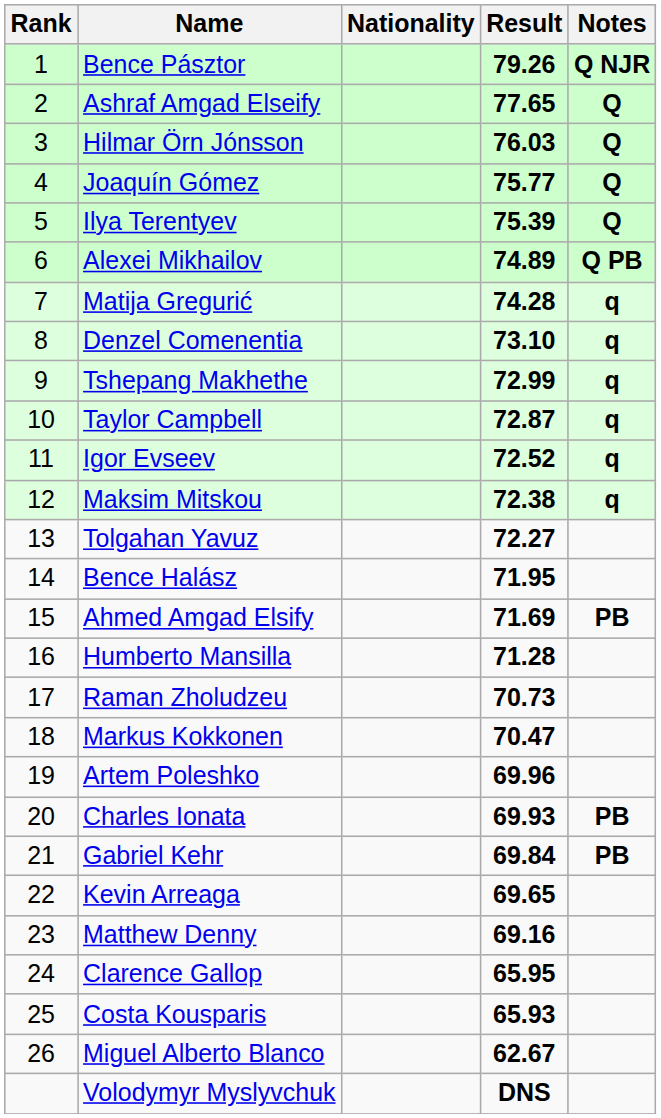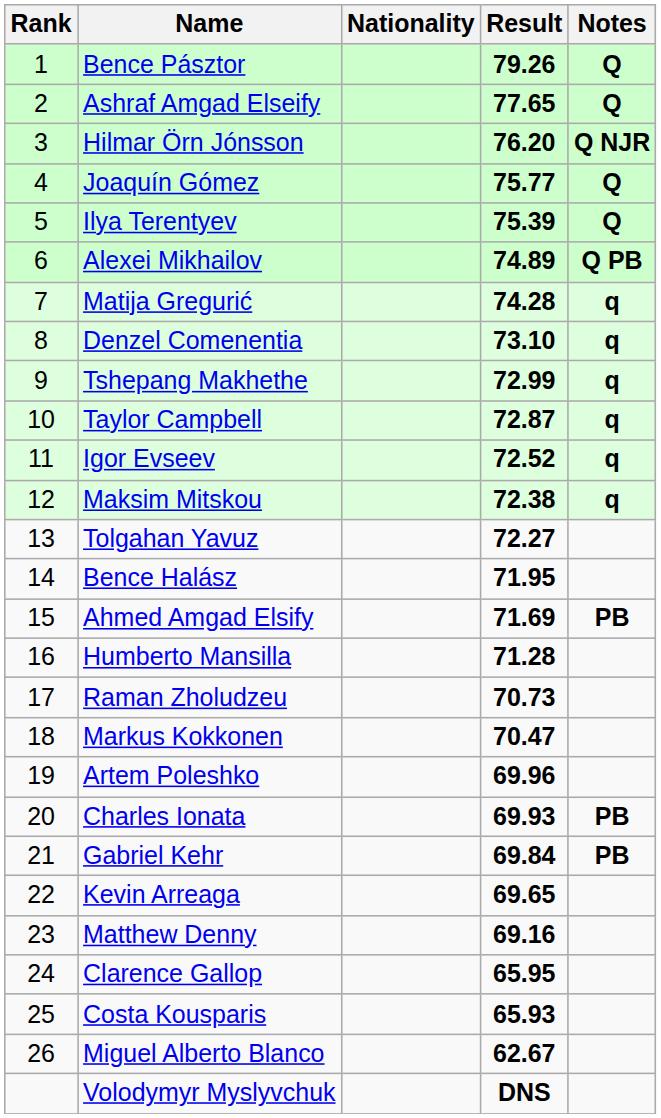(612, 63) Q NJR -> (612, 63) Q
(524, 143) 76.03 -> (524, 143) 76.20
(612, 143) Q -> (612, 143) Q NJR
